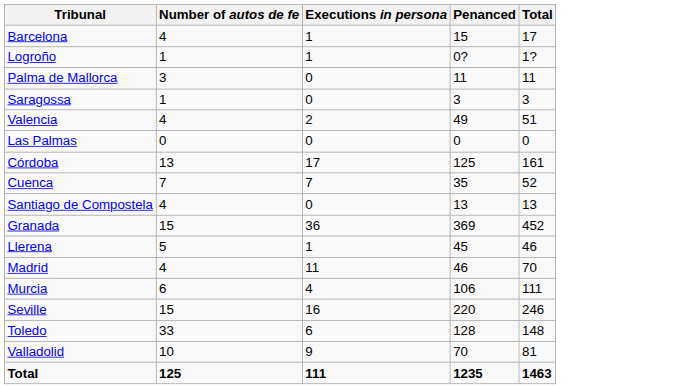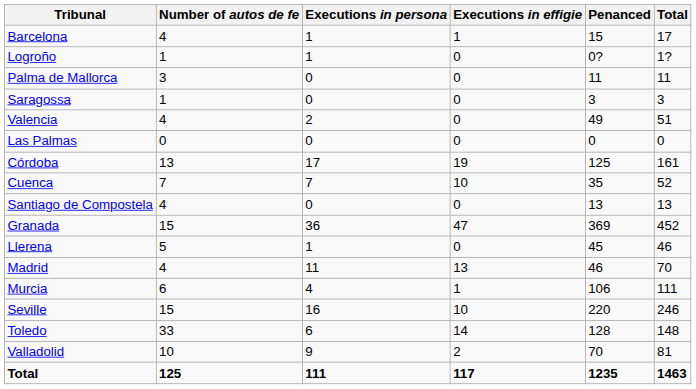+ column: (518, 15)
